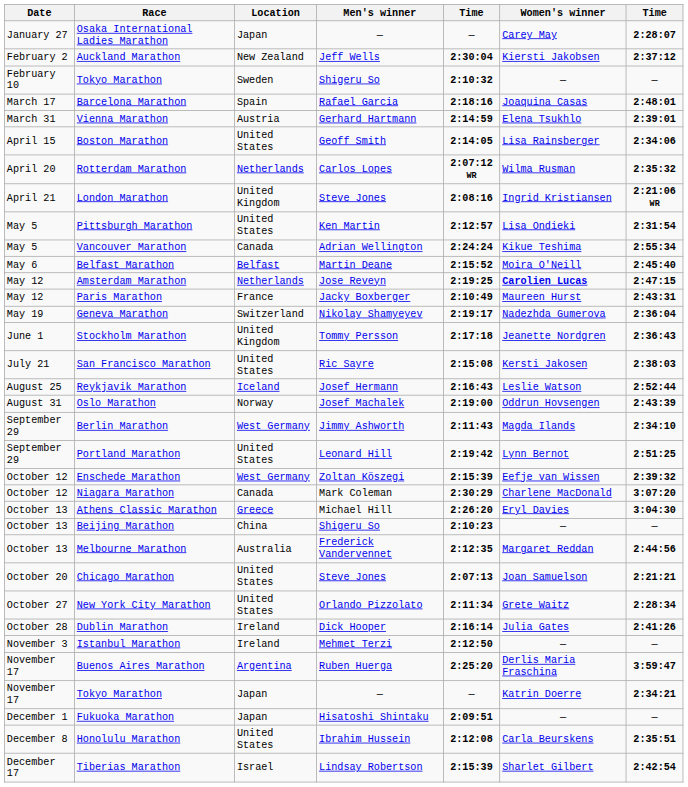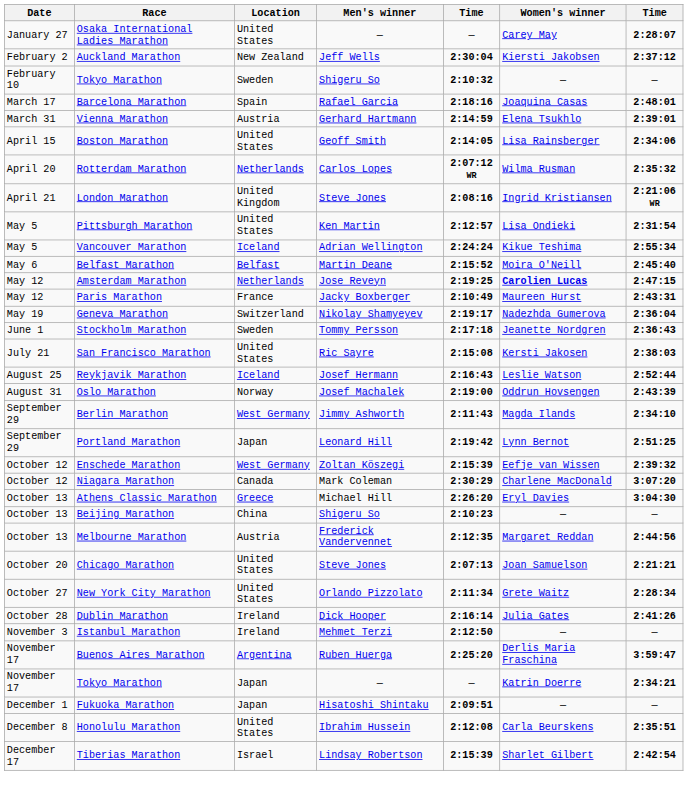(252, 35) Japan -> (255, 35) United States
(255, 248) Canada -> (258, 248) Iceland
(258, 337) United Kingdom -> (255, 331) Sweden
(255, 454) United States -> (252, 443) Japan
(264, 549) Australia -> (258, 537) Austria
